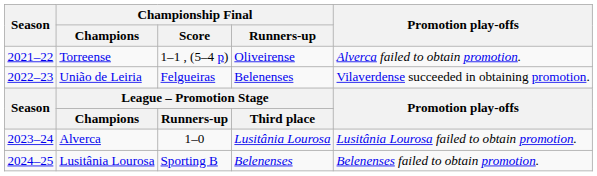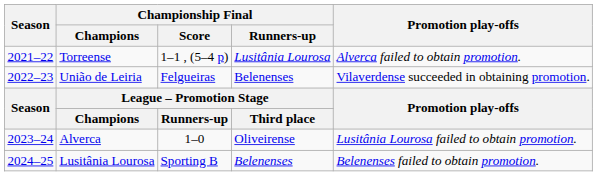(265, 56) Oliveirense -> (282, 56) Lusitânia Lourosa
(282, 139) Lusitânia Lourosa -> (265, 139) Oliveirense
